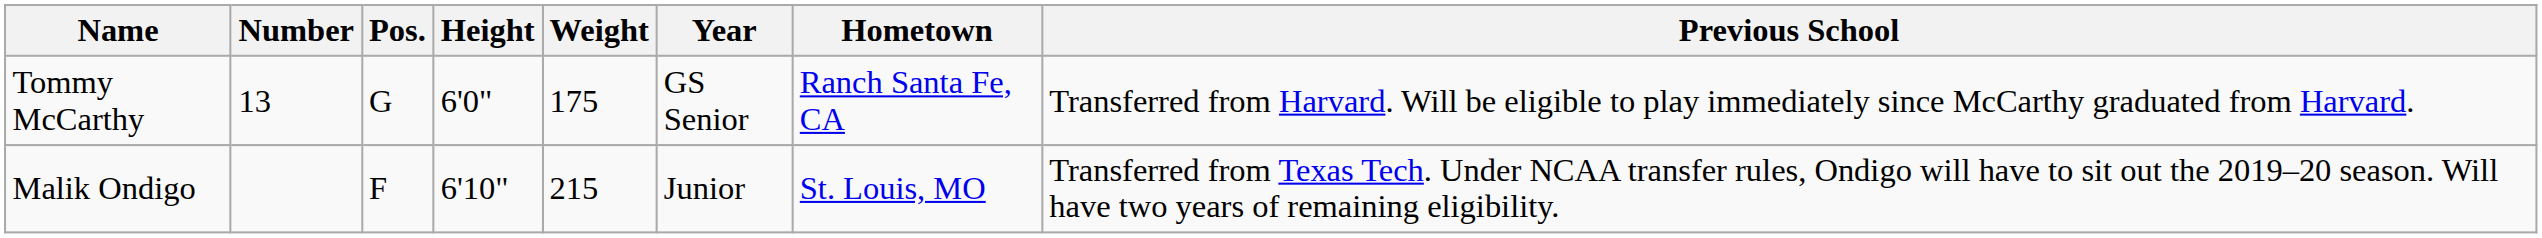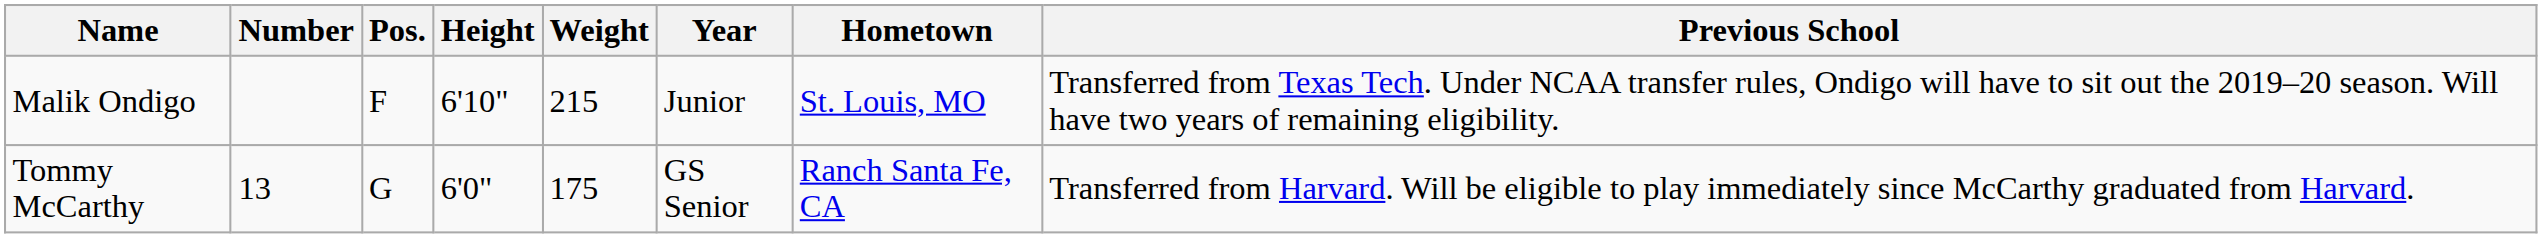rows swapped: (78, 100) <-> (104, 188)
